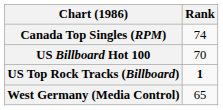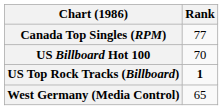(200, 34) 74 -> (200, 34) 77
